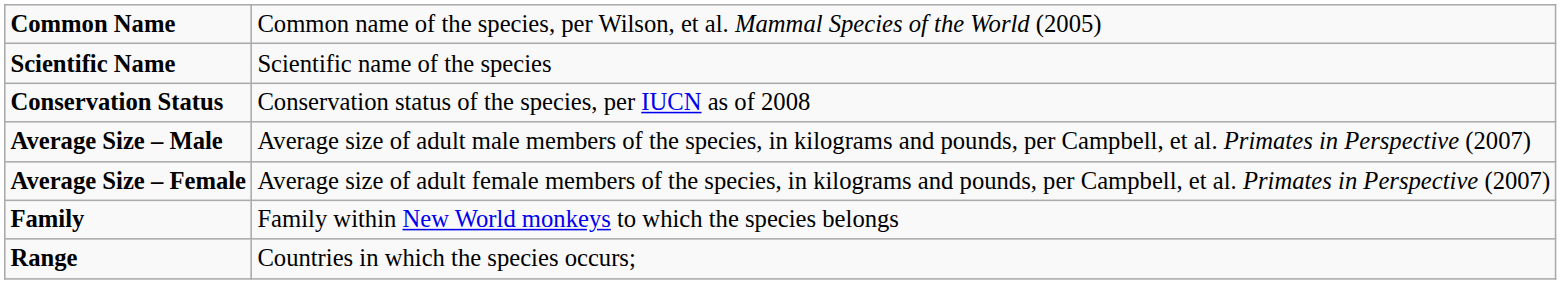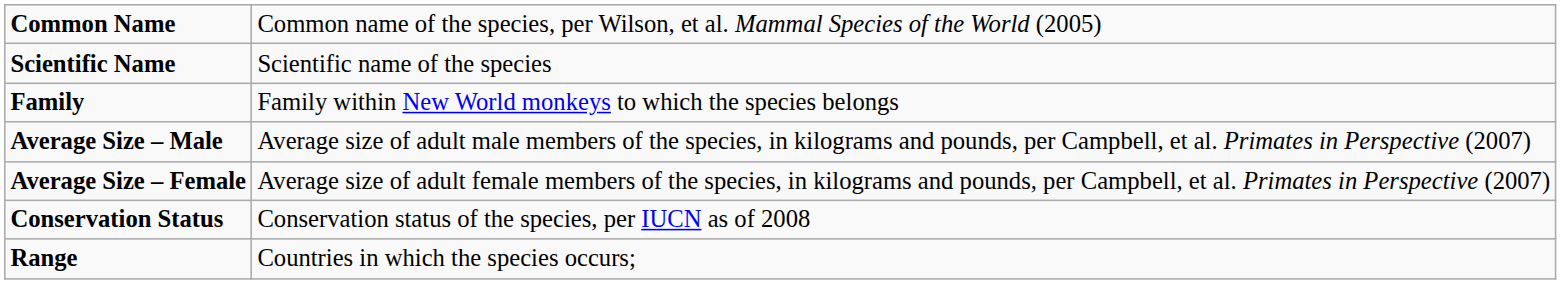rows swapped: (47, 219) <-> (117, 102)
